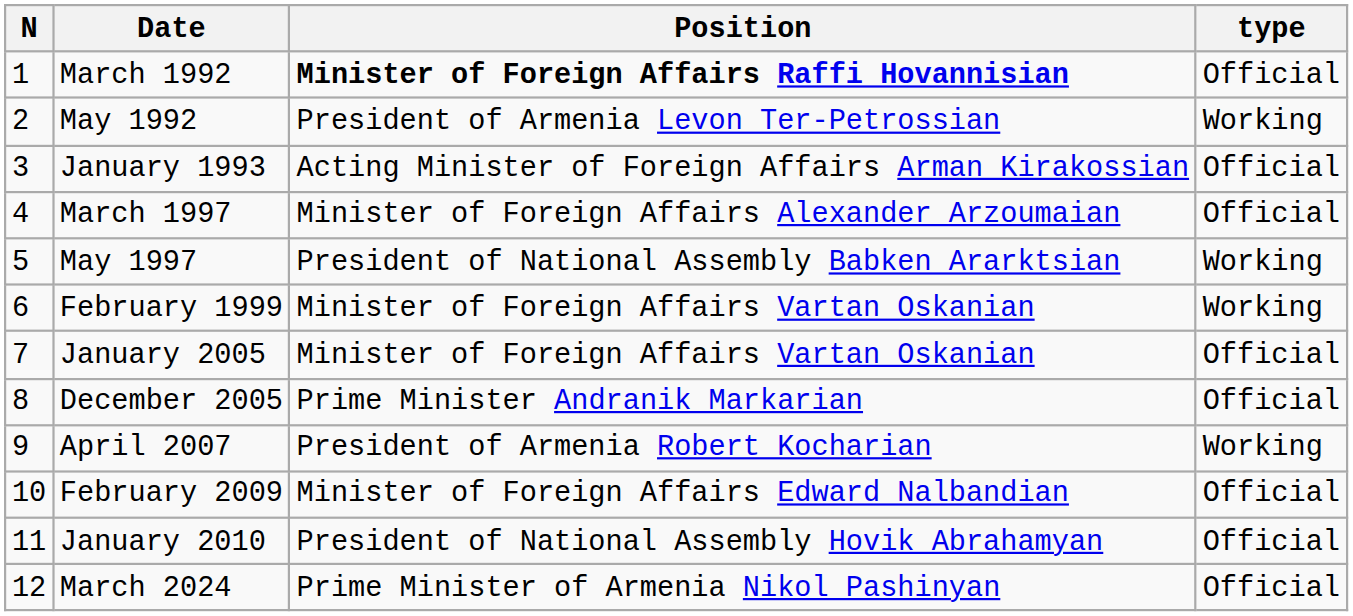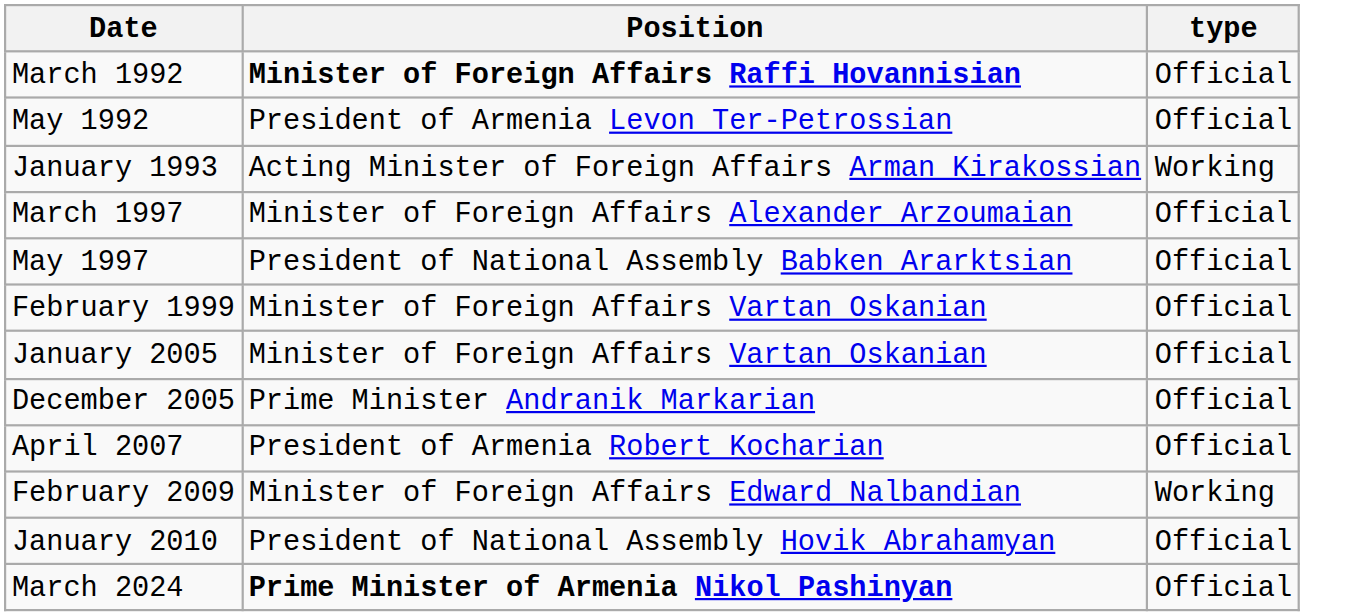- column: (29, 28)
(1263, 122) Working -> (1223, 122) Official
(1271, 168) Official -> (1215, 168) Working
(1263, 261) Working -> (1223, 261) Official
(1263, 308) Working -> (1223, 308) Official
(1263, 448) Working -> (1223, 448) Official
(1271, 495) Official -> (1215, 495) Working
(648, 588) normal -> (601, 588) bold
